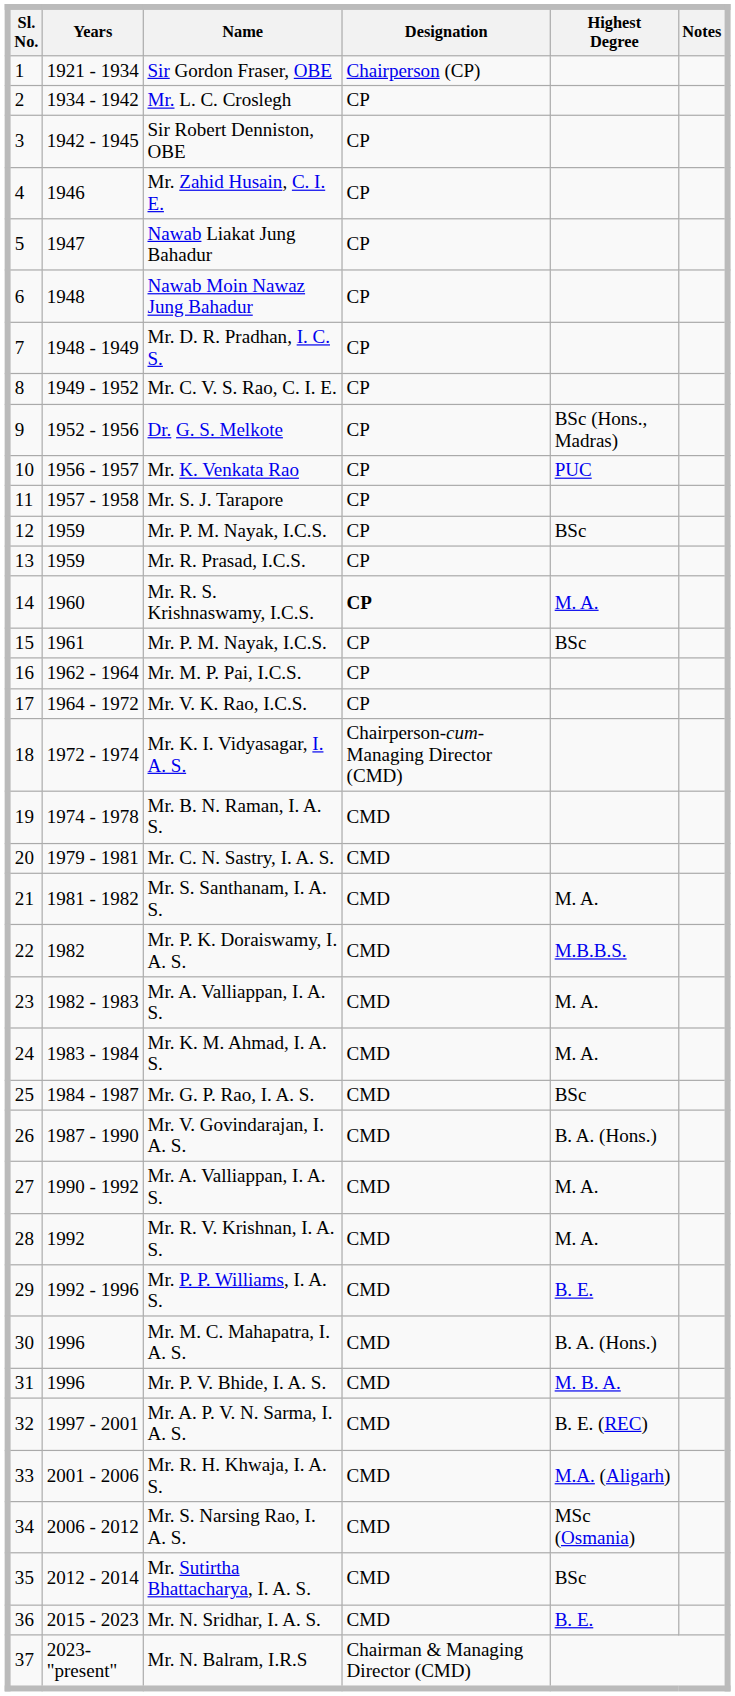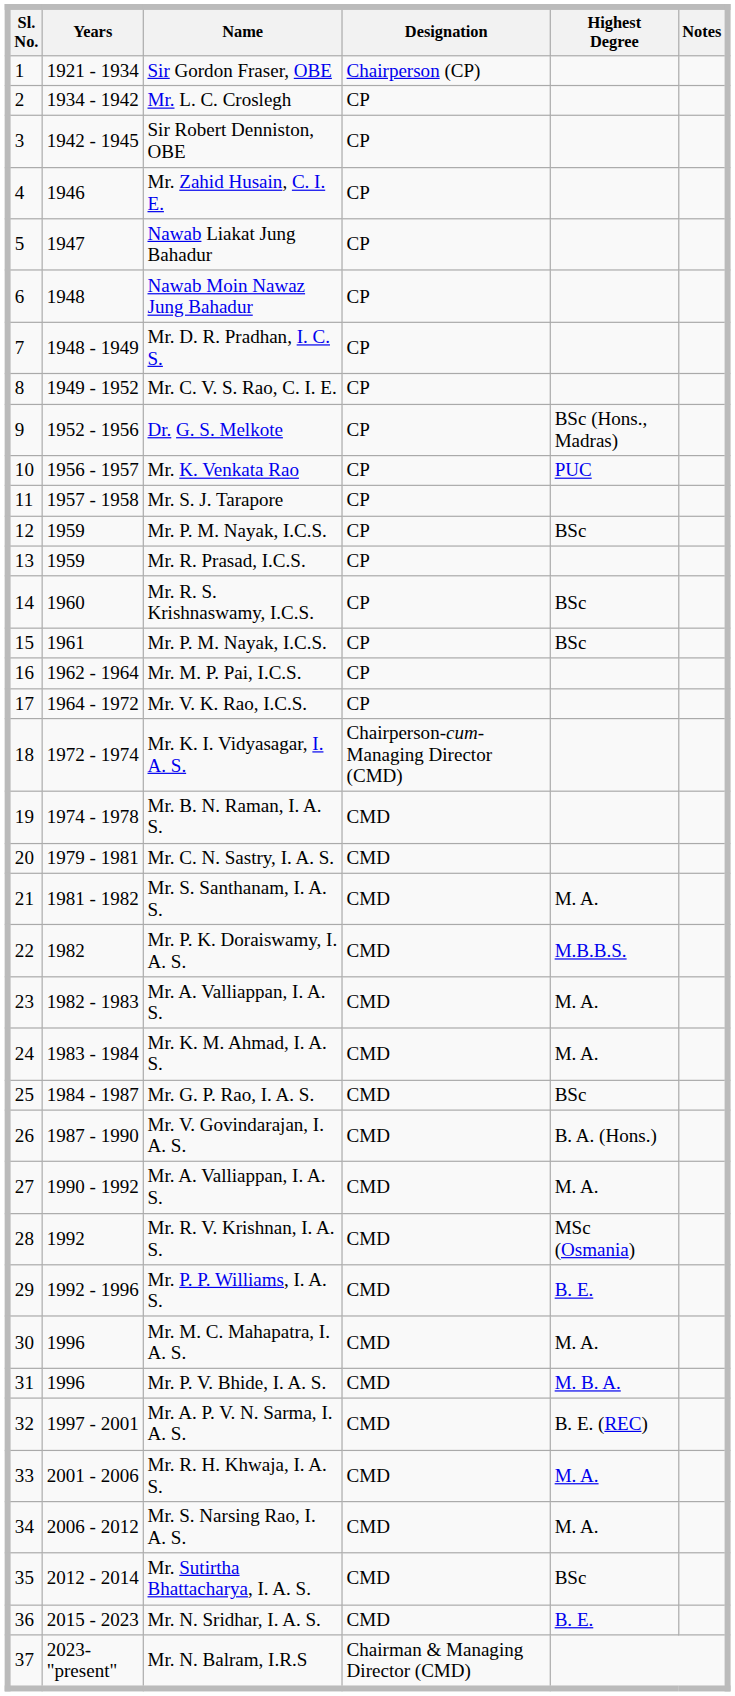(359, 602) bold -> (358, 602) normal
(577, 602) M. A. -> (571, 602) BSc
(577, 1239) M. A. -> (595, 1239) MSc (Osmania)
(606, 1342) B. A. (Hons.) -> (577, 1342) M. A.
(613, 1475) M.A. (Aligarh) -> (577, 1475) M. A.
(595, 1527) MSc (Osmania) -> (577, 1527) M. A.
